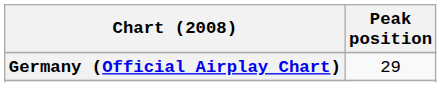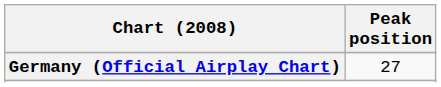(391, 67) 29 -> (391, 67) 27
